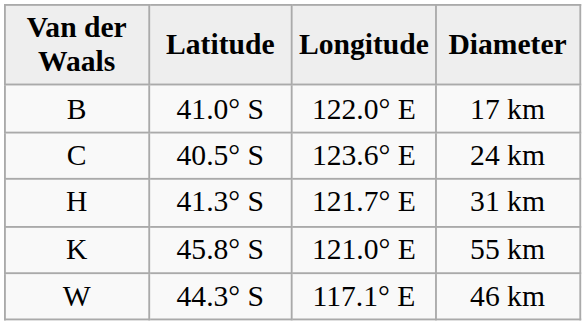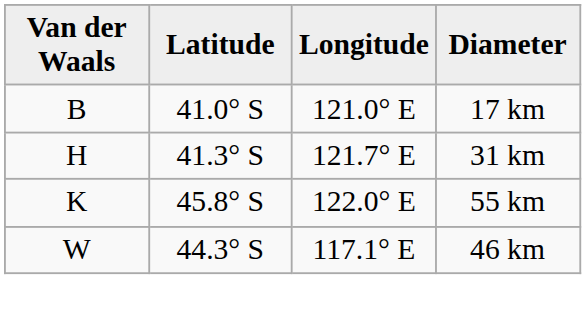(364, 108) 122.0° E -> (364, 108) 121.0° E
- row: (508, 155)
(364, 249) 121.0° E -> (364, 202) 122.0° E
